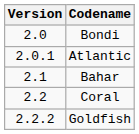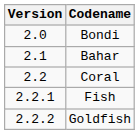- row: (100, 56)
+ row: (100, 98)
